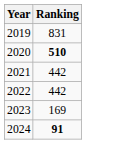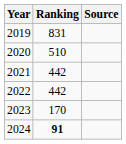+ column: (101, 14)
(57, 52) bold -> (57, 52) normal
(57, 110) 169 -> (57, 110) 170
